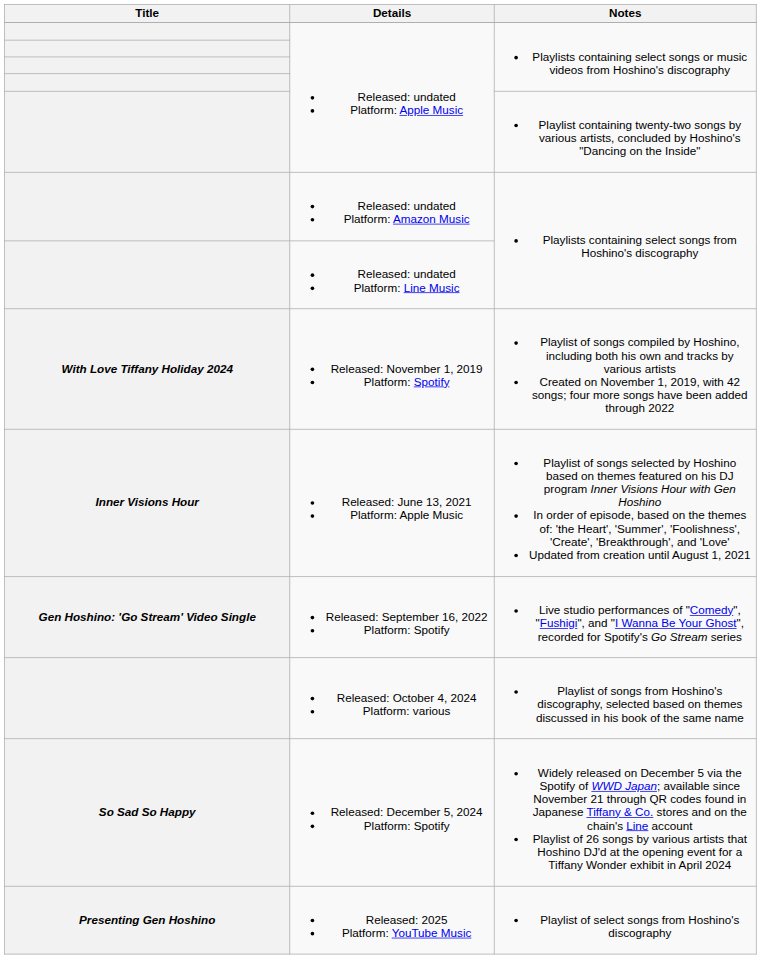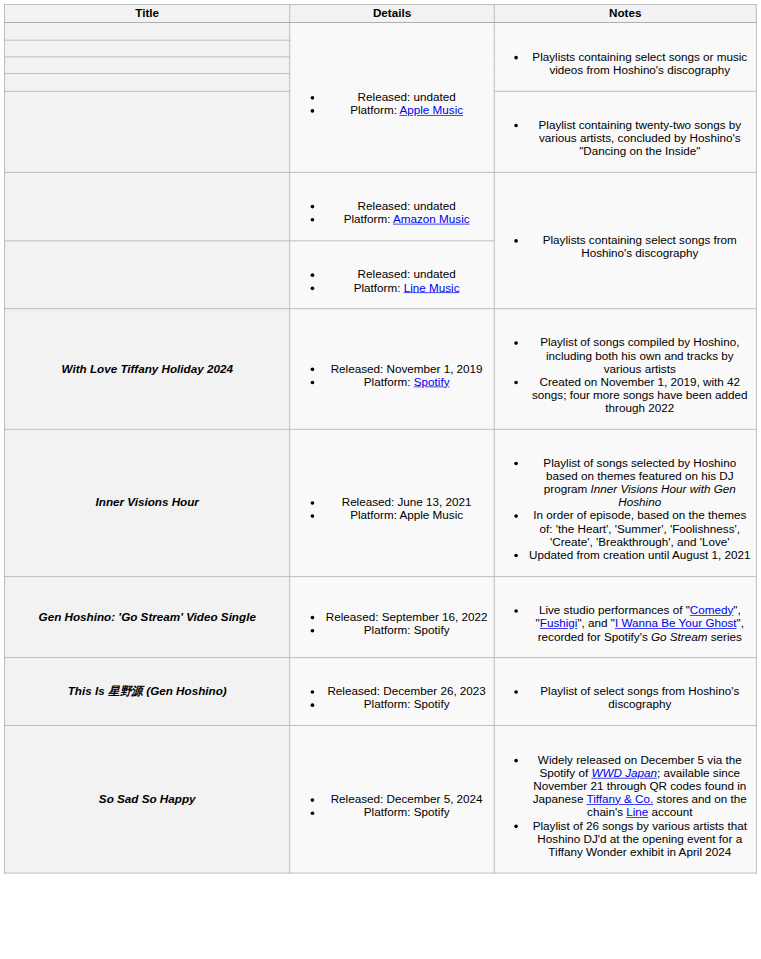+ row: (392, 698)
- row: (392, 705)
- row: (392, 927)
